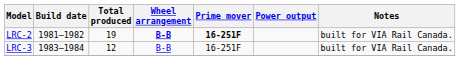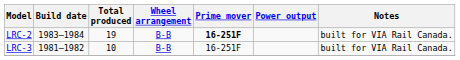(61, 35) 1981–1982 -> (61, 35) 1983–1984
(163, 35) bold -> (163, 35) normal
(61, 49) 1983–1984 -> (61, 49) 1981–1982
(111, 49) 12 -> (111, 49) 10
